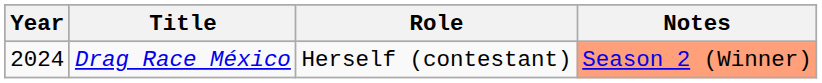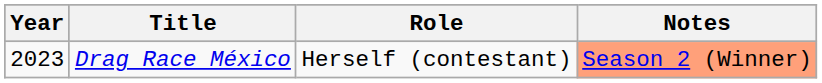(37, 60) 2024 -> (37, 60) 2023
